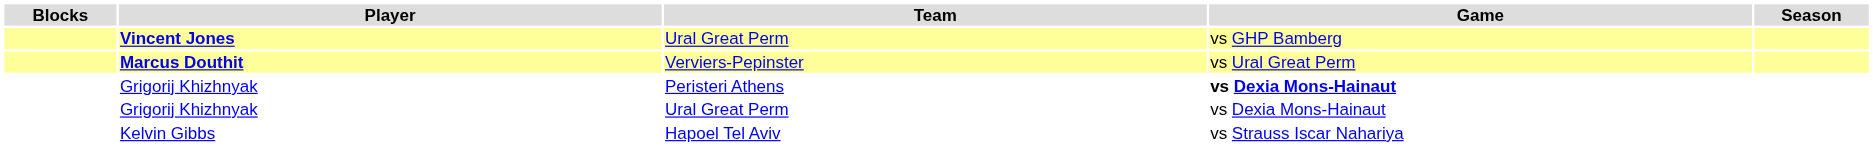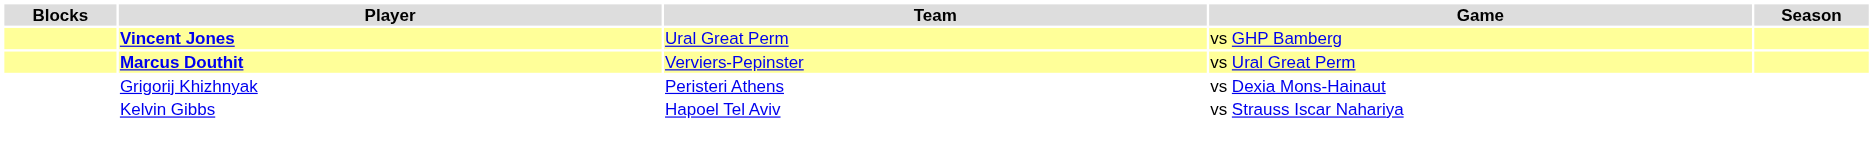(1303, 86) bold -> (1298, 86) normal
- row: (189, 109)
